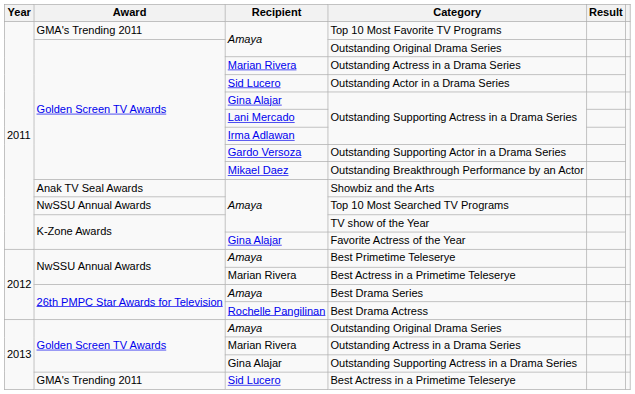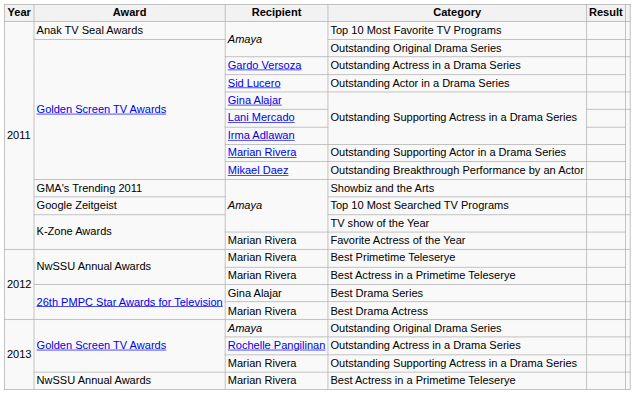(89, 30) GMA's Trending 2011 -> (90, 30) Anak TV Seal Awards
(262, 65) Marian Rivera -> (265, 65) Gardo Versoza
(265, 153) Gardo Versoza -> (262, 153) Marian Rivera
(90, 188) Anak TV Seal Awards -> (89, 188) GMA's Trending 2011
(94, 205) NwSSU Annual Awards -> (77, 205) Google Zeitgeist
(255, 240) Gina Alajar -> (262, 240) Marian Rivera
(245, 258) Amaya -> (262, 258) Marian Rivera
(245, 293) Amaya -> (255, 293) Gina Alajar
(277, 310) Rochelle Pangilinan -> (262, 310) Marian Rivera
(262, 345) Marian Rivera -> (277, 345) Rochelle Pangilinan
(255, 363) Gina Alajar -> (262, 363) Marian Rivera
(89, 380) GMA's Trending 2011 -> (94, 380) NwSSU Annual Awards
(254, 380) Sid Lucero -> (262, 380) Marian Rivera
